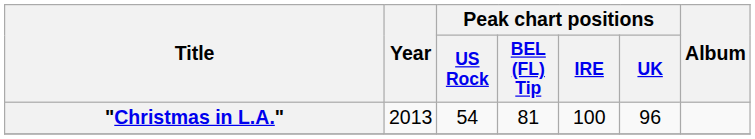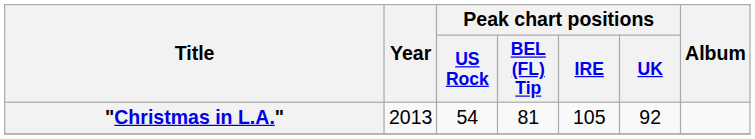(589, 117) 100 -> (589, 117) 105
(650, 117) 96 -> (650, 117) 92
